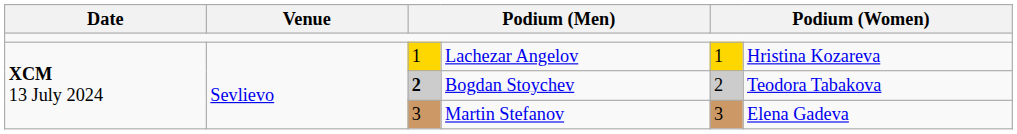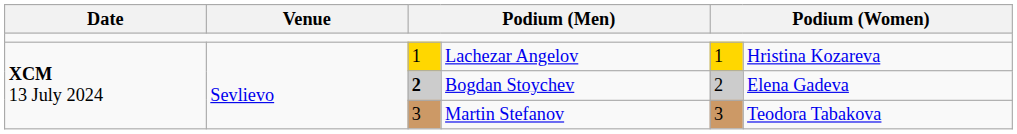(814, 85) Teodora Tabakova -> (798, 85) Elena Gadeva
(798, 114) Elena Gadeva -> (814, 114) Teodora Tabakova
